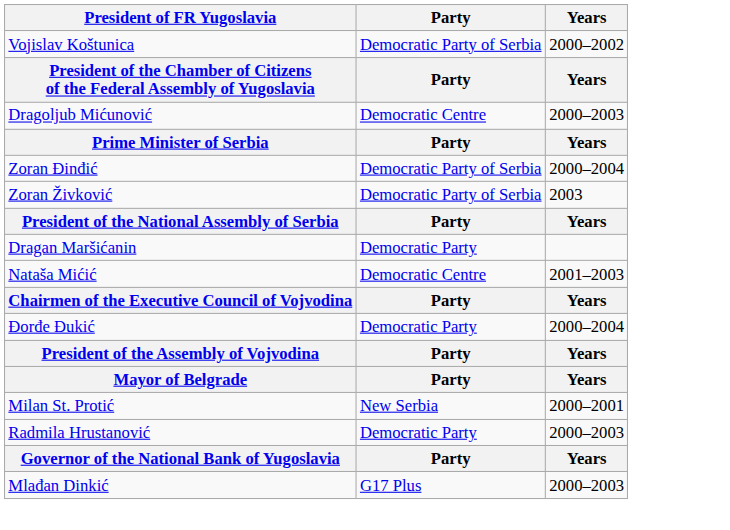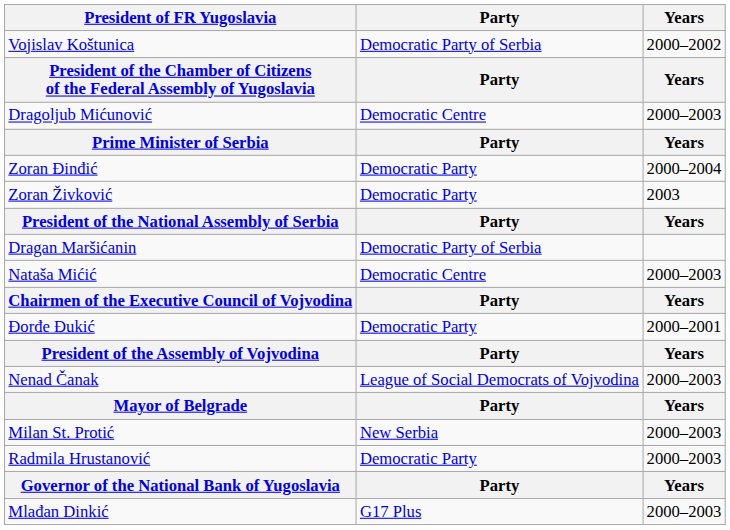(451, 168) Democratic Party of Serbia -> (418, 168) Democratic Party
(451, 194) Democratic Party of Serbia -> (418, 194) Democratic Party
(418, 247) Democratic Party -> (451, 247) Democratic Party of Serbia
(587, 273) 2001–2003 -> (684, 273) 2000–2003
(587, 326) 2000–2004 -> (684, 326) 2000–2001
+ row: (53, 379)
(587, 405) 2000–2001 -> (684, 432) 2000–2003
